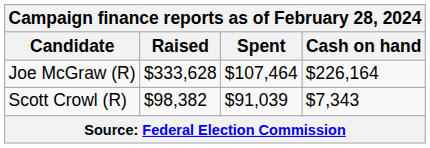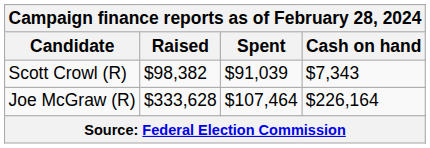rows swapped: (68, 101) <-> (72, 73)
